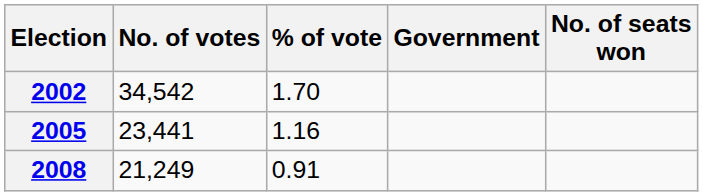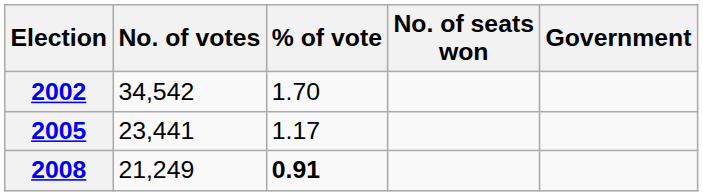columns swapped: (621, 38) <-> (466, 38)
(296, 130) 1.16 -> (296, 130) 1.17
(296, 170) normal -> (296, 170) bold
